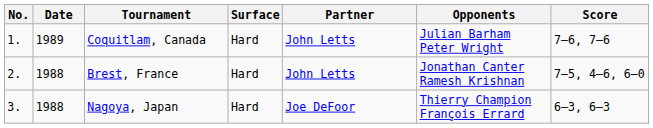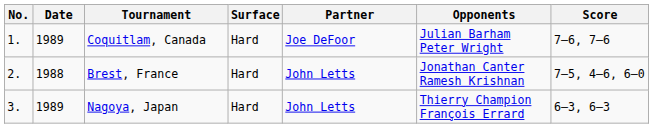(320, 40) John Letts -> (320, 40) Joe DeFoor
(50, 106) 1988 -> (50, 106) 1989
(320, 106) Joe DeFoor -> (320, 106) John Letts
